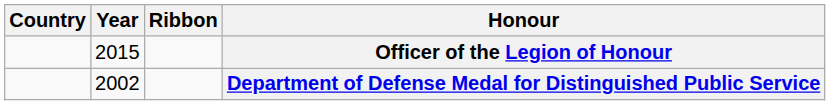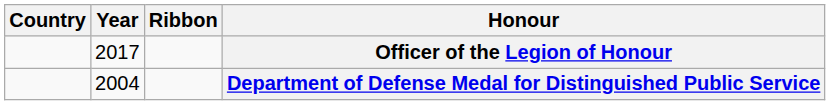(117, 52) 2015 -> (117, 52) 2017
(117, 83) 2002 -> (117, 83) 2004
